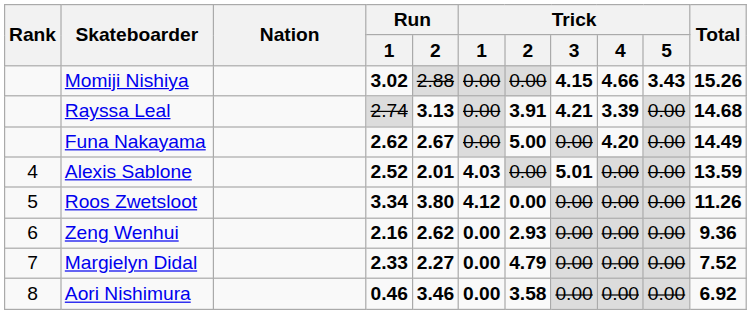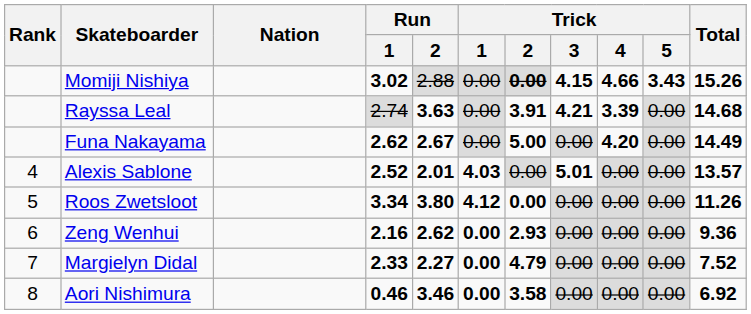(528, 80) normal -> (528, 80) bold
(435, 111) 3.13 -> (435, 111) 3.63
(718, 171) 13.59 -> (718, 171) 13.57
